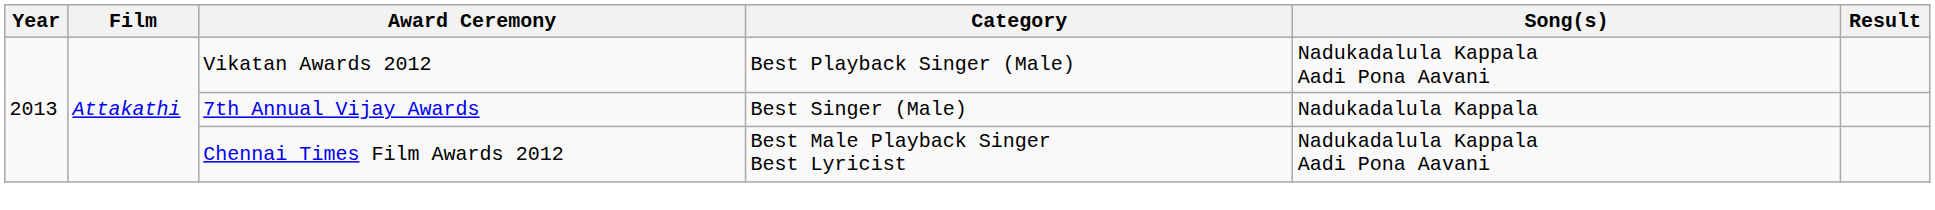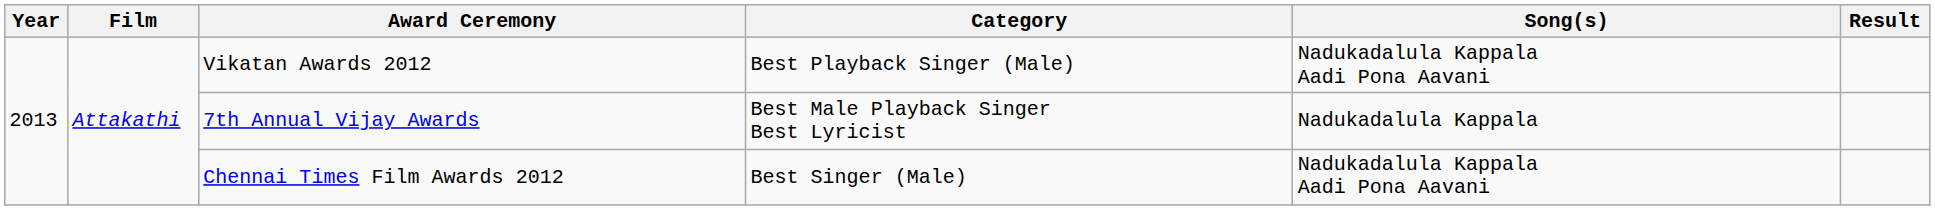(859, 109) Best Singer (Male) -> (901, 121) Best Male Playback Singer Best Lyricist
(901, 154) Best Male Playback Singer Best Lyricist -> (859, 177) Best Singer (Male)
